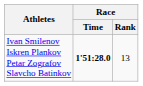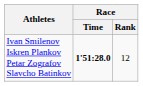(125, 58) 13 -> (125, 58) 12
